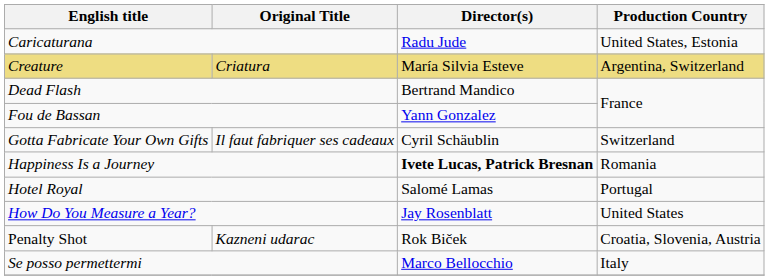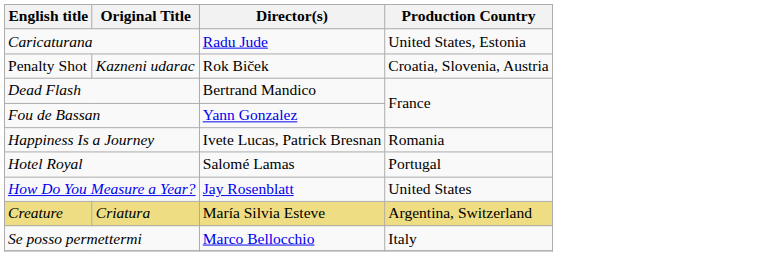rows swapped: (36, 66) <-> (48, 238)
- row: (108, 139)
(497, 164) bold -> (292, 139) normal
